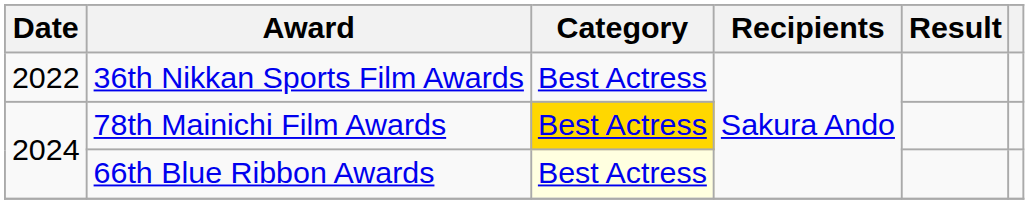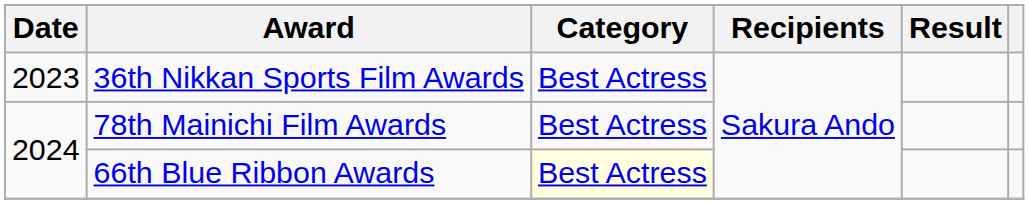(46, 76) 2022 -> (46, 76) 2023
(622, 125) gold background -> (622, 125) no background
